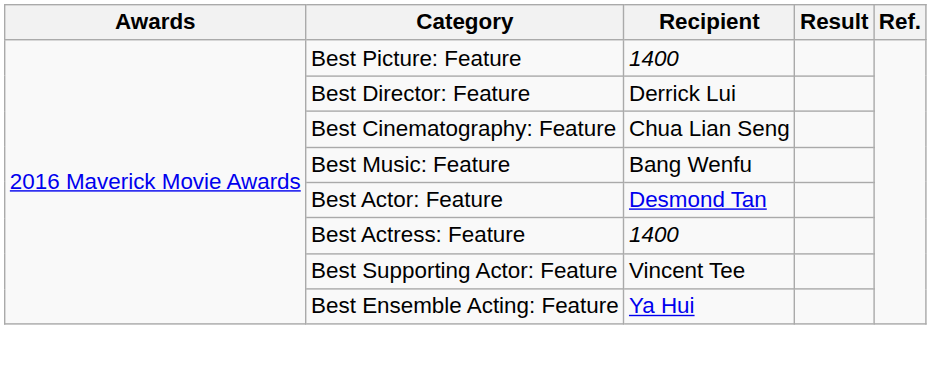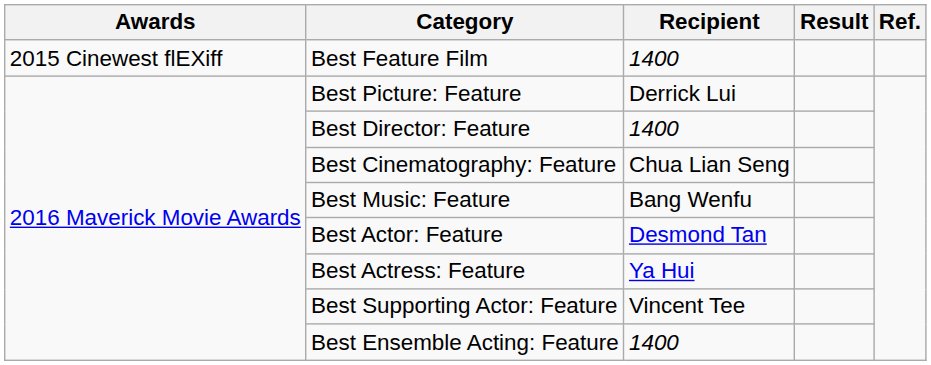+ row: (399, 57)
(654, 57) 1400 -> (682, 93) Derrick Lui
(682, 93) Derrick Lui -> (654, 128) 1400
(654, 235) 1400 -> (662, 270) Ya Hui
(662, 306) Ya Hui -> (654, 341) 1400
